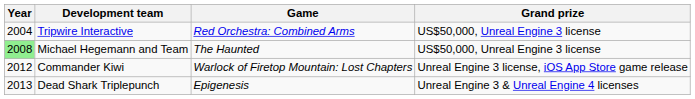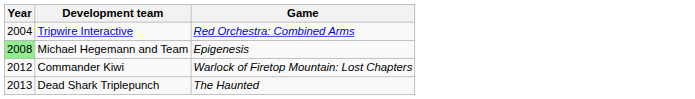- column: (553, 13)
(226, 49) The Haunted -> (221, 49) Epigenesis
(221, 85) Epigenesis -> (226, 85) The Haunted
